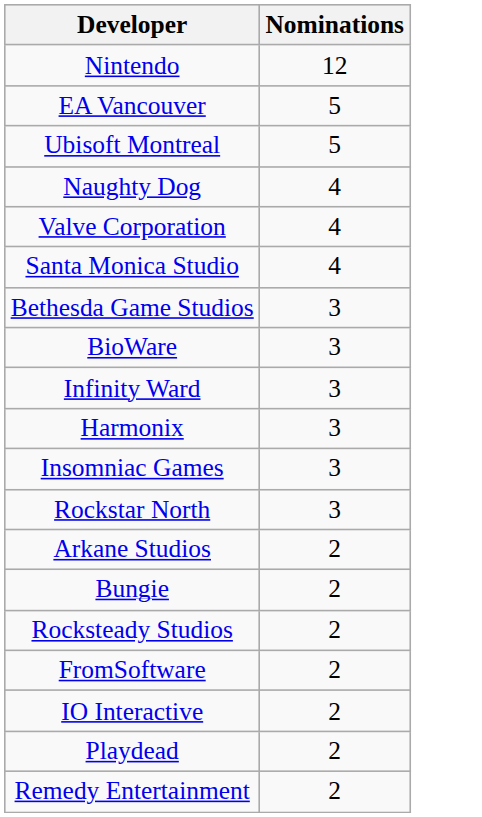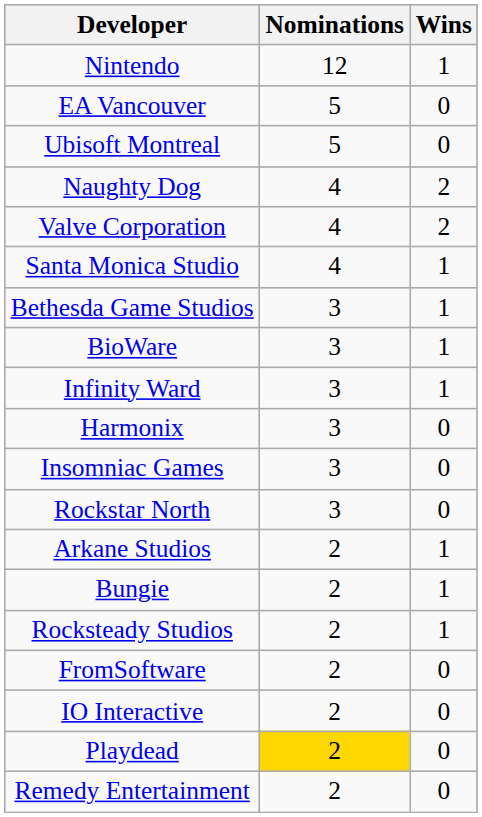+ column: (444, 24)
(335, 750) no background -> (335, 750) gold background
